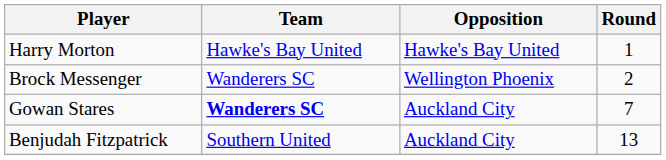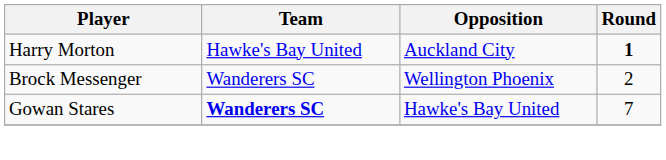(482, 49) Hawke's Bay United -> (459, 49) Auckland City
(629, 49) normal -> (629, 49) bold
(459, 109) Auckland City -> (482, 109) Hawke's Bay United
- row: (88, 139)
